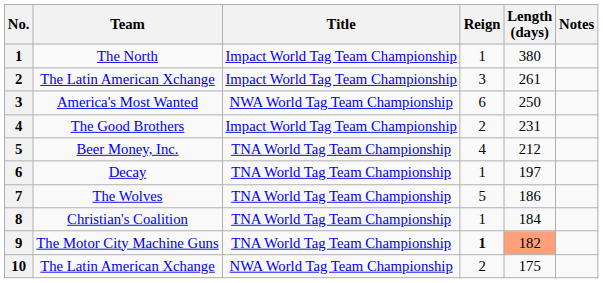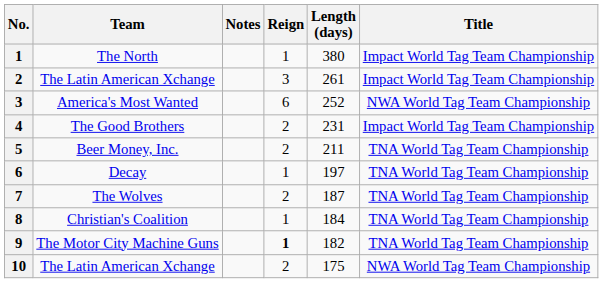columns swapped: (341, 24) <-> (577, 24)
(530, 102) 250 -> (333, 102) 252
(482, 149) 4 -> (286, 149) 2
(530, 149) 212 -> (333, 149) 211
(482, 196) 5 -> (286, 196) 2
(530, 196) 186 -> (333, 196) 187
(530, 242) lightsalmon background -> (333, 242) no background
